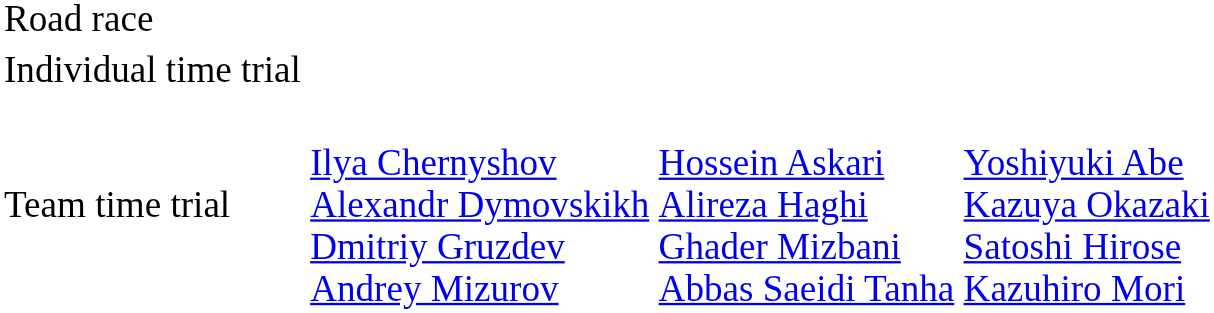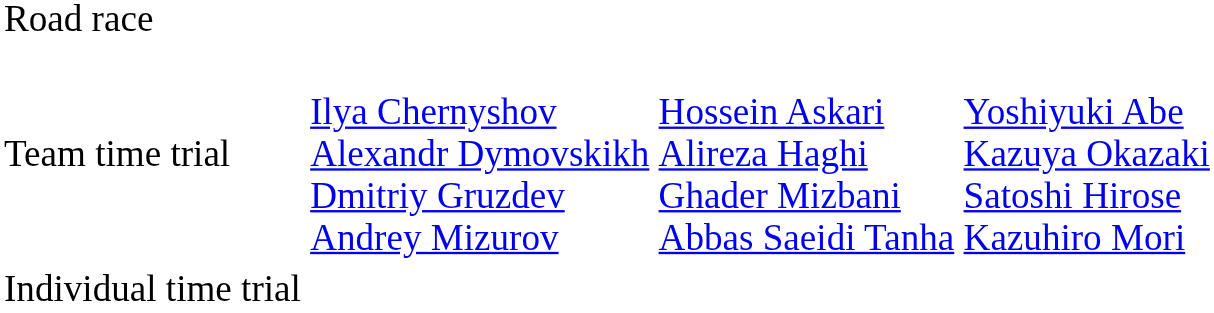rows swapped: (152, 70) <-> (117, 204)
